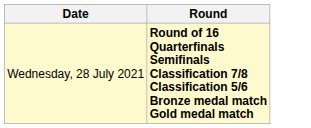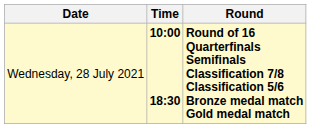+ column: (165, 14)
